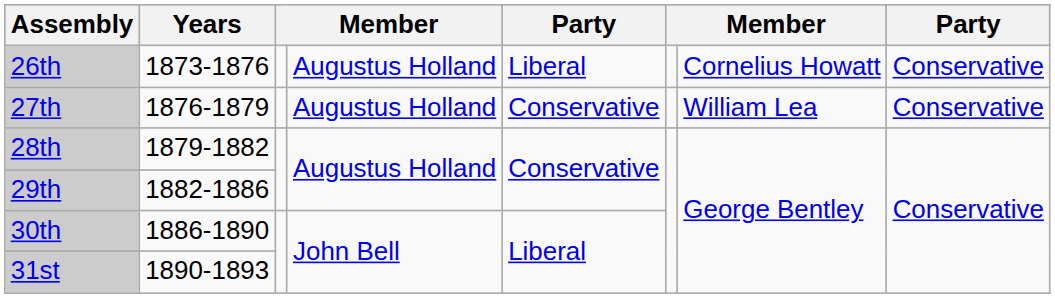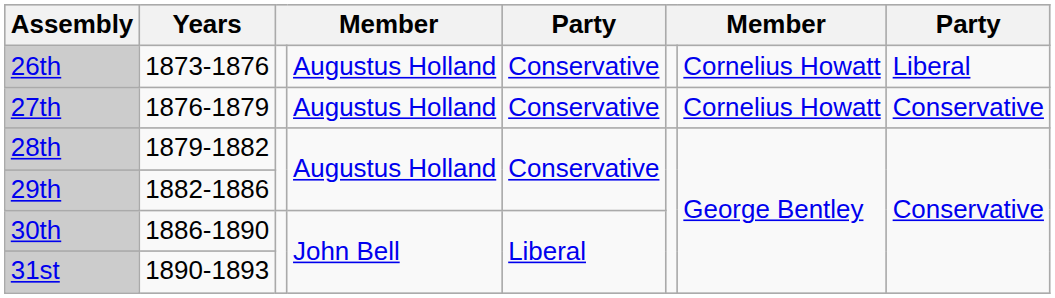(547, 66) Liberal -> (584, 66) Conservative
(968, 66) Conservative -> (932, 66) Liberal
(750, 107) William Lea -> (782, 107) Cornelius Howatt
